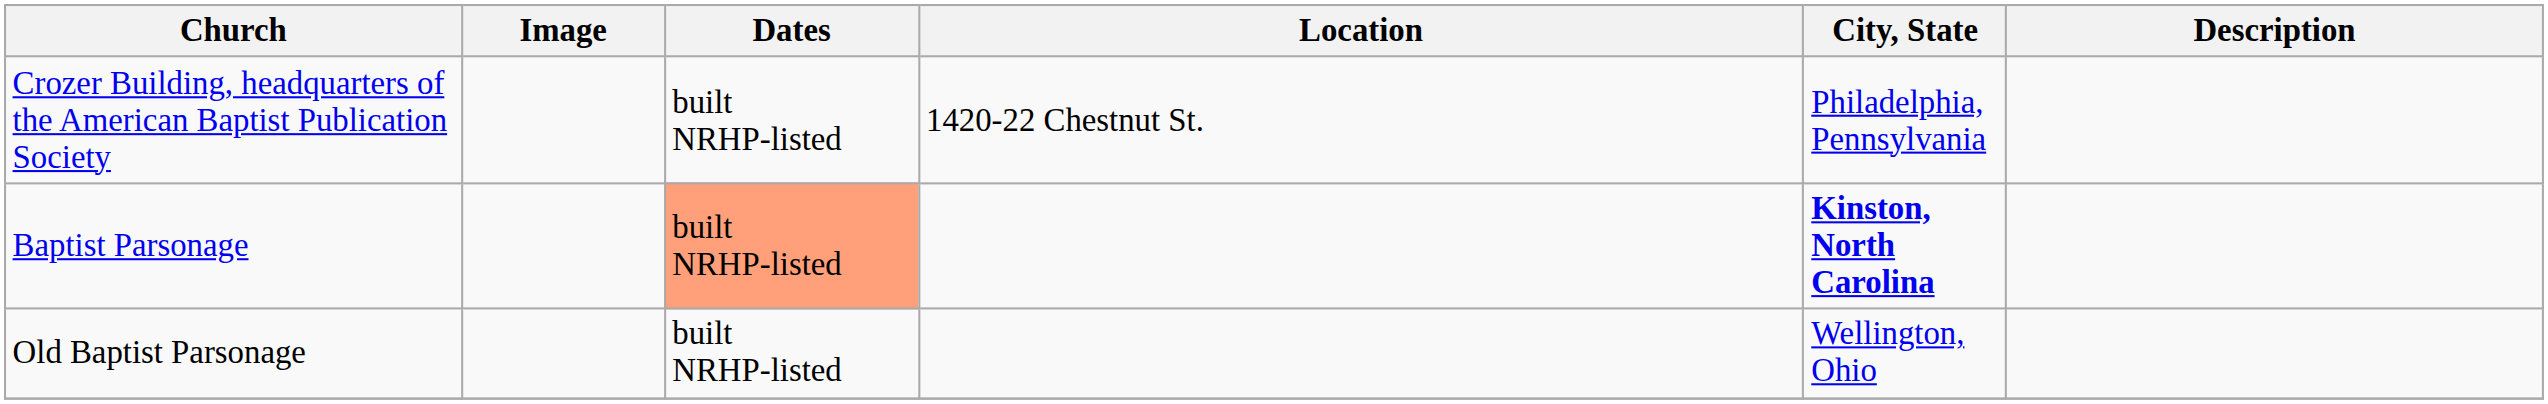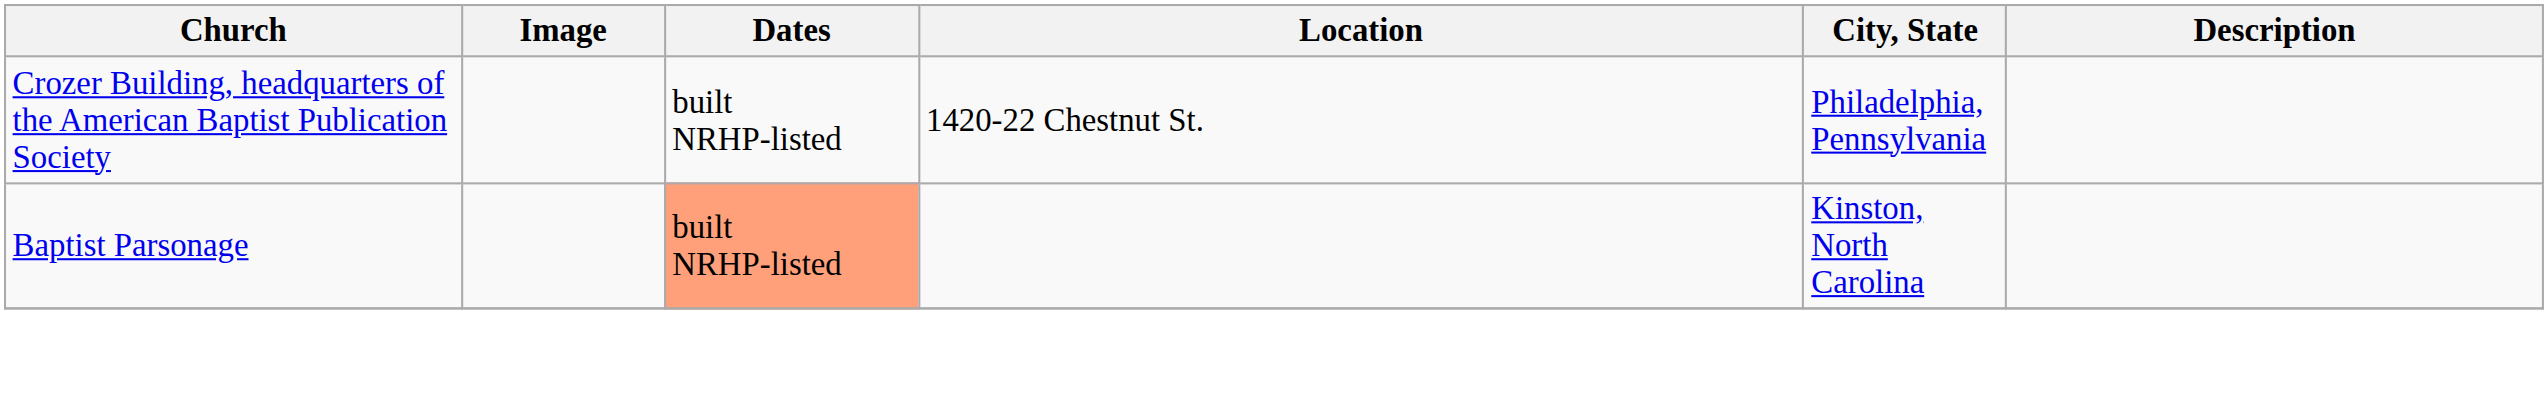(1873, 245) bold -> (1868, 245) normal
- row: (159, 352)
